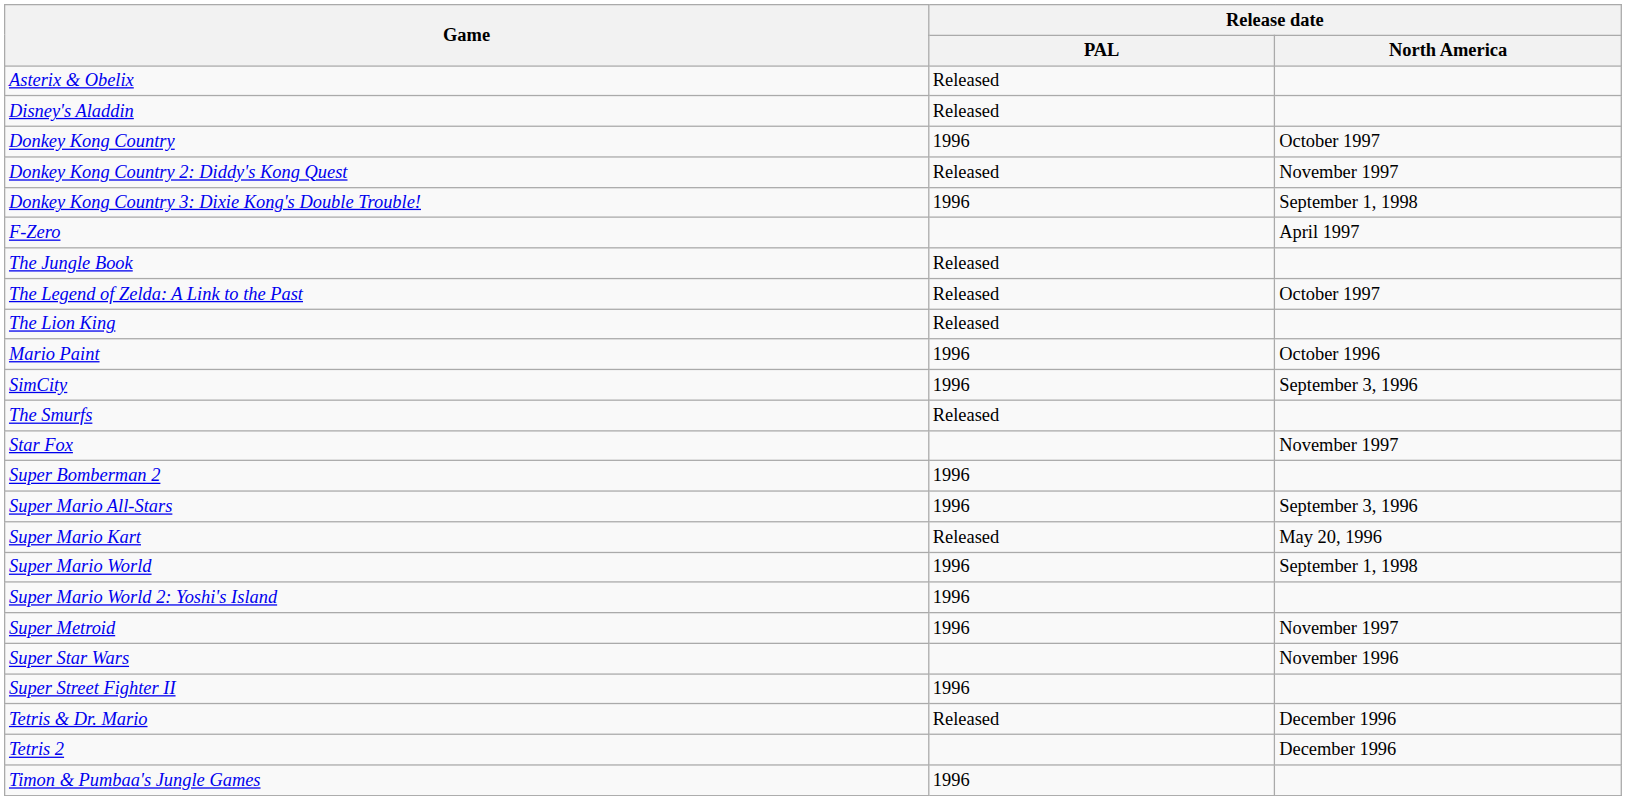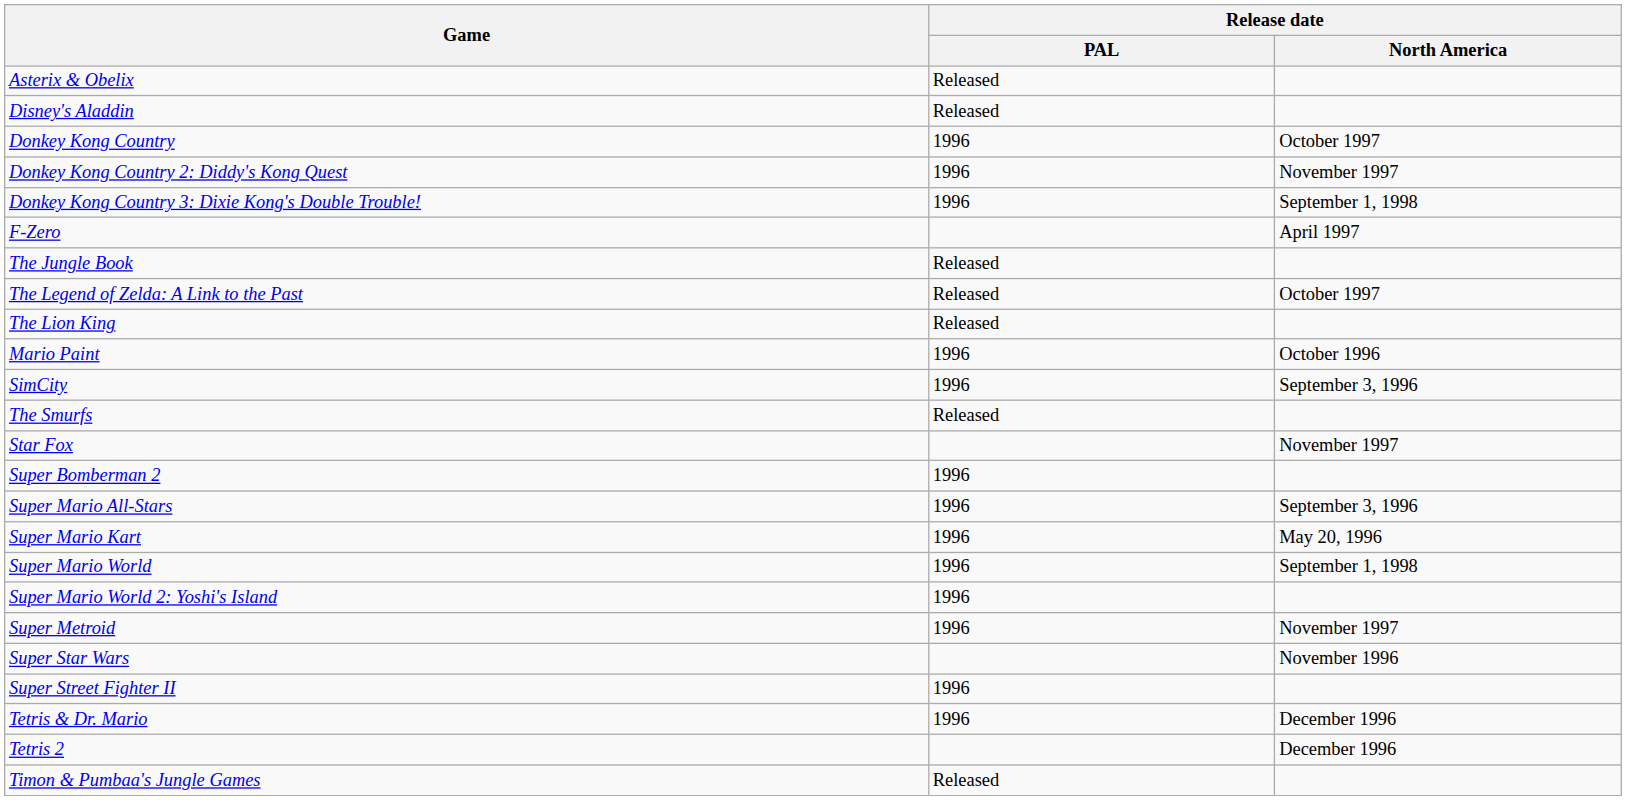(966, 172) Released -> (951, 172) 1996
(966, 536) Released -> (951, 536) 1996
(966, 719) Released -> (951, 719) 1996
(951, 780) 1996 -> (966, 780) Released
